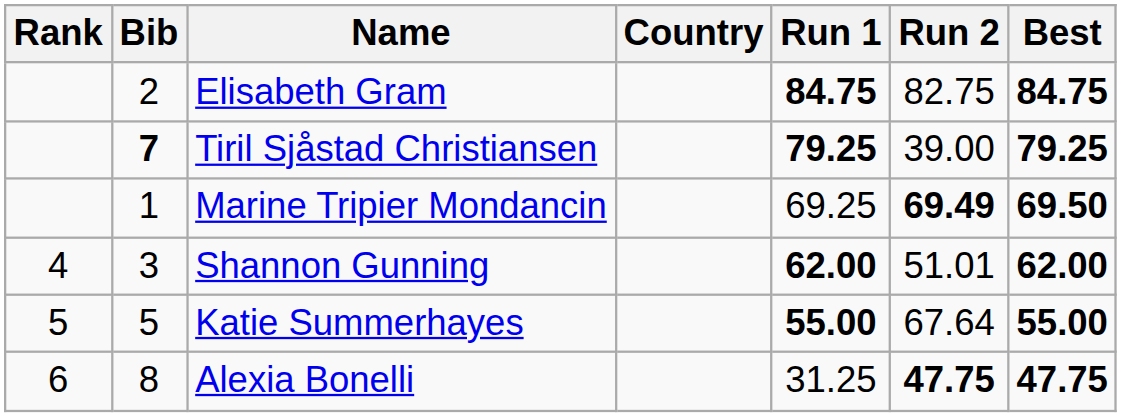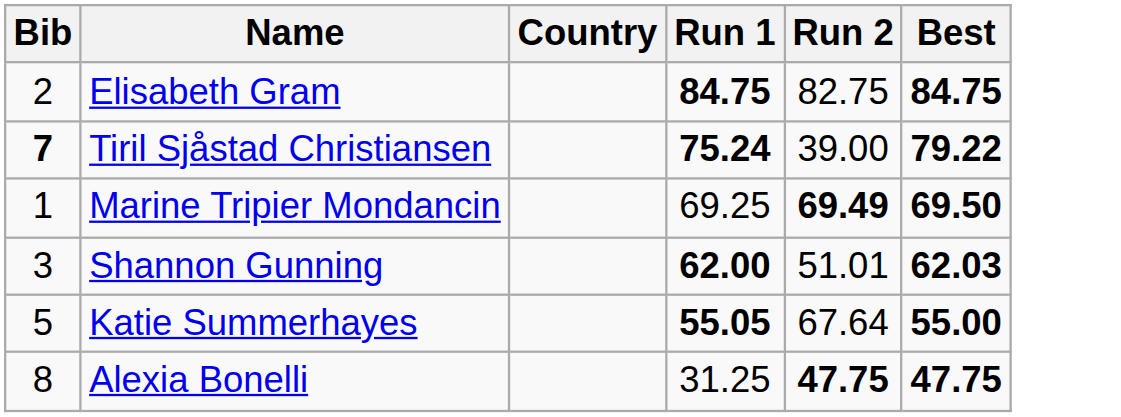- column: (58, 33)
(831, 149) 79.25 -> (725, 149) 75.24
(1062, 149) 79.25 -> (956, 149) 79.22
(1062, 264) 62.00 -> (956, 264) 62.03
(831, 322) 55.00 -> (725, 322) 55.05
